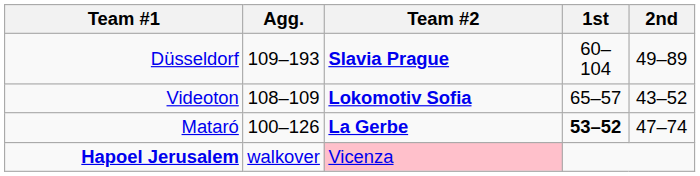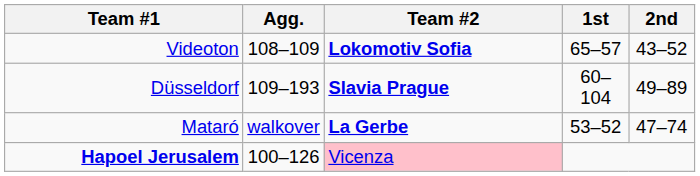rows swapped: (203, 98) <-> (195, 58)
(284, 127) 100–126 -> (284, 127) walkover
(596, 127) bold -> (596, 127) normal
(284, 156) walkover -> (284, 156) 100–126
